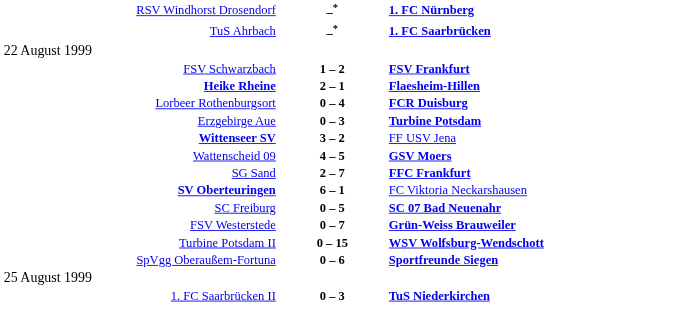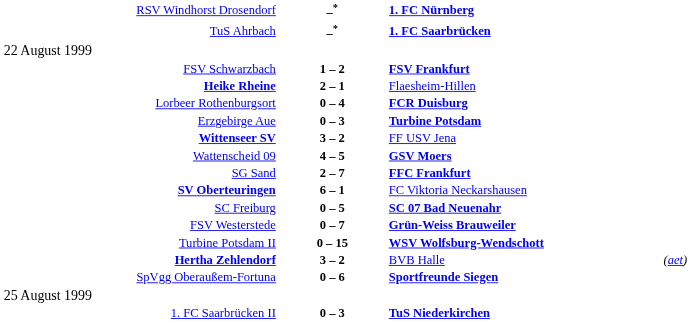(434, 85) bold -> (432, 85) normal
+ row: (225, 259)
